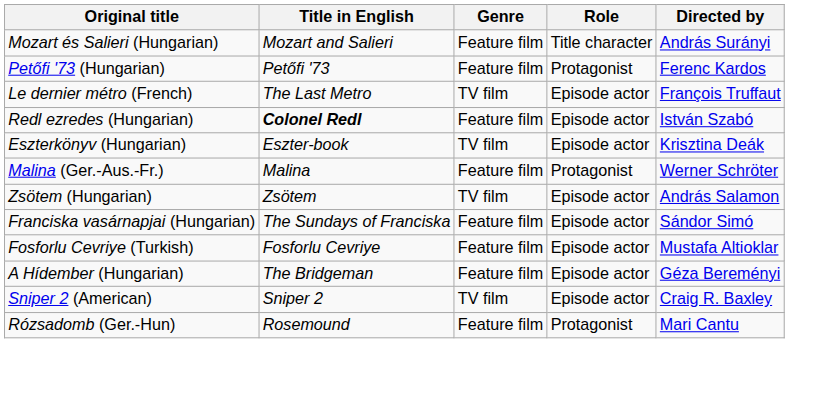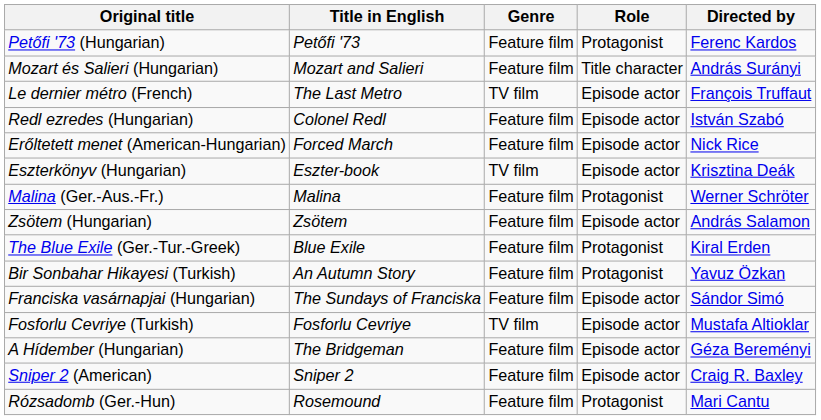rows swapped: (87, 68) <-> (113, 42)
(312, 119) bold -> (339, 119) normal
+ row: (147, 145)
(483, 196) TV film -> (531, 222) Feature film
+ row: (124, 247)
+ row: (122, 273)
(501, 247) Feature film -> (514, 324) TV film
(483, 299) TV film -> (531, 376) Feature film
